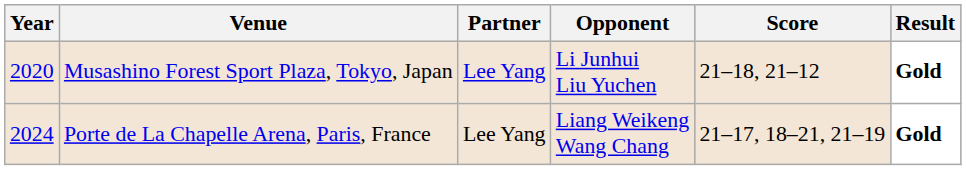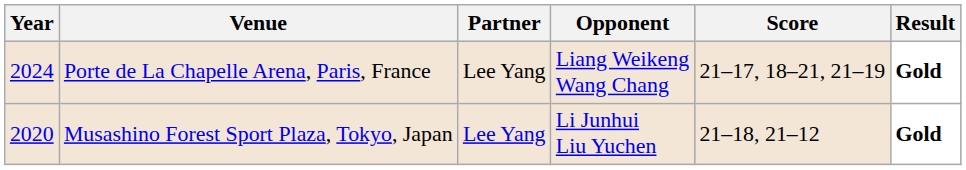rows swapped: (258, 71) <-> (247, 133)
